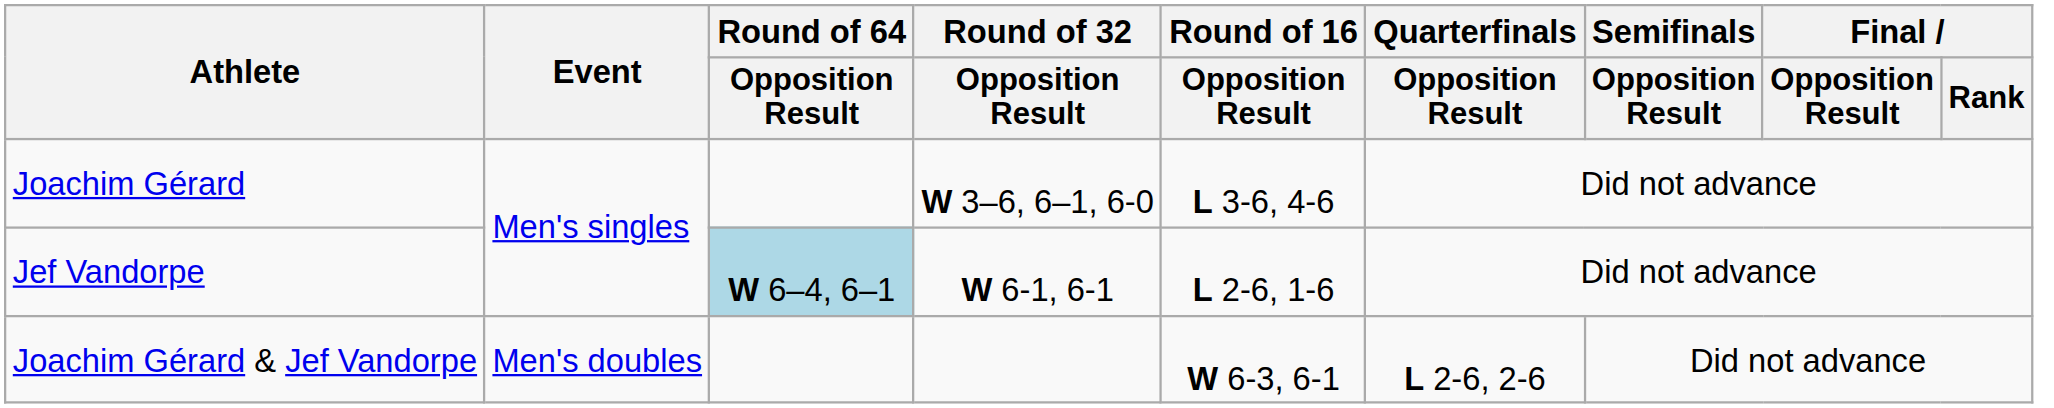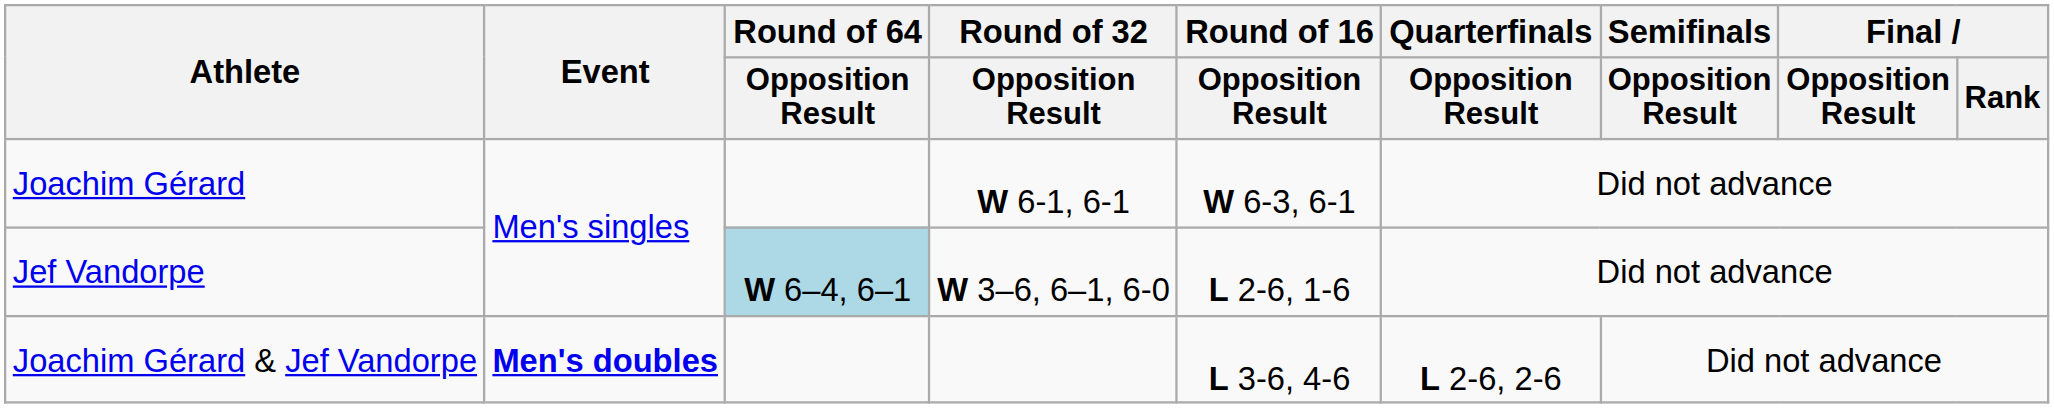(1038, 202) W 3–6, 6–1, 6-0 -> (1054, 202) W 6-1, 6-1
(1264, 202) L 3-6, 4-6 -> (1279, 202) W 6-3, 6-1
(1038, 290) W 6-1, 6-1 -> (1054, 290) W 3–6, 6–1, 6-0
(597, 360) normal -> (605, 360) bold
(1264, 378) W 6-3, 6-1 -> (1280, 378) L 3-6, 4-6
